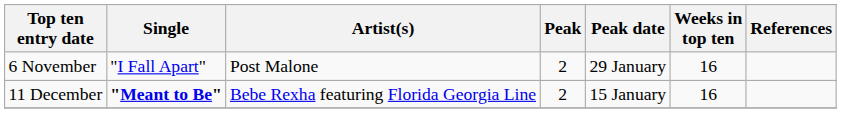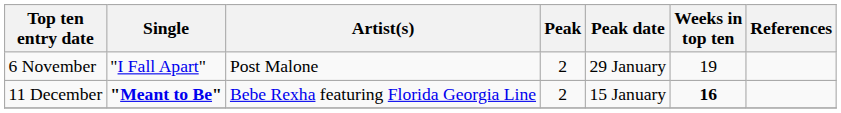(708, 66) 16 -> (708, 66) 19
(708, 94) normal -> (708, 94) bold
